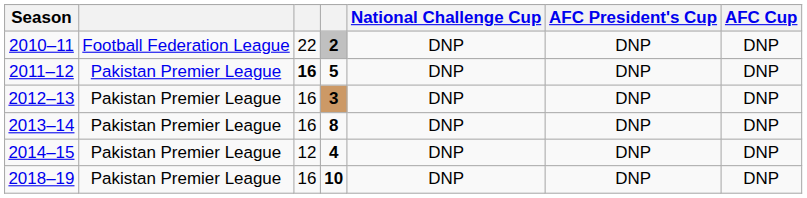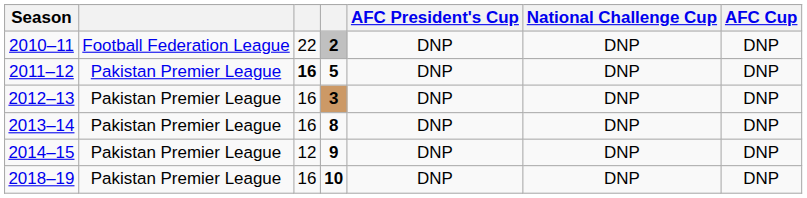columns swapped: (446, 17) <-> (633, 17)
(334, 152) 4 -> (334, 152) 9
